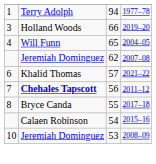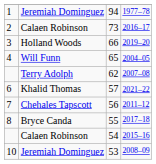(47, 12) Terry Adolph -> (62, 12) Jeremiah Dominguez
+ row: (136, 27)
(62, 58) Jeremiah Dominguez -> (47, 74) Terry Adolph
(59, 89) bold -> (56, 105) normal
